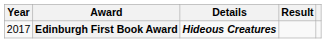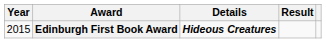(19, 29) 2017 -> (19, 29) 2015
